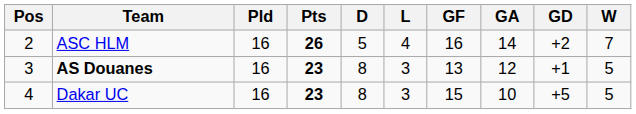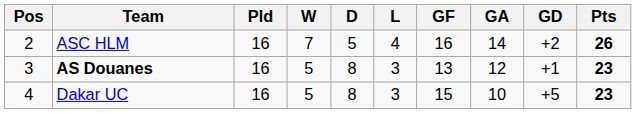columns swapped: (609, 17) <-> (314, 17)
